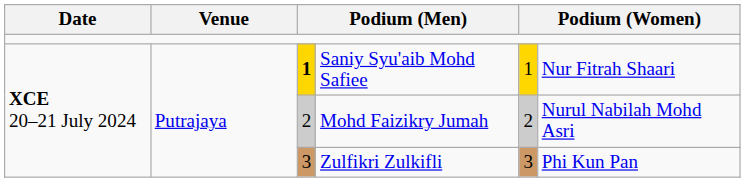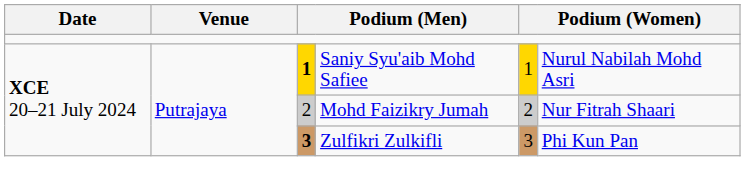(608, 69) Nur Fitrah Shaari -> (622, 69) Nurul Nabilah Mohd Asri
(622, 120) Nurul Nabilah Mohd Asri -> (608, 110) Nur Fitrah Shaari
(307, 161) normal -> (307, 140) bold
